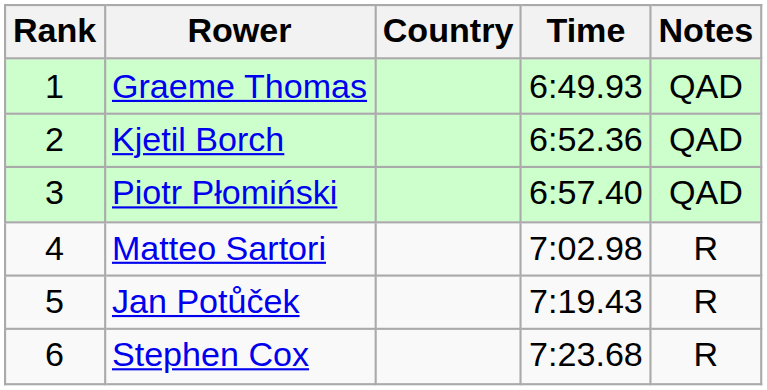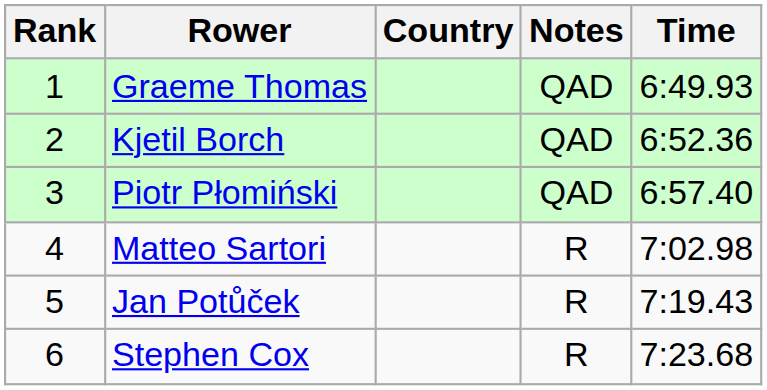columns swapped: (586, 31) <-> (706, 31)
